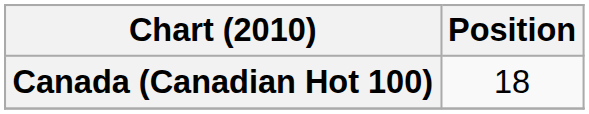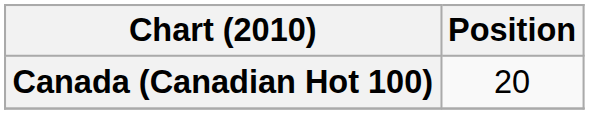(512, 81) 18 -> (512, 81) 20
